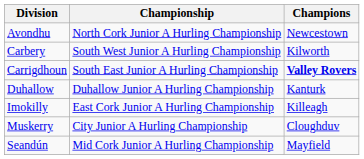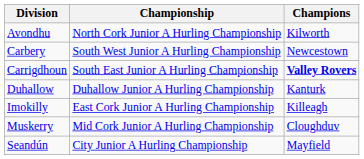(317, 32) Newcestown -> (308, 32) Kilworth
(308, 51) Kilworth -> (317, 51) Newcestown
(160, 126) City Junior A Hurling Championship -> (173, 126) Mid Cork Junior A Hurling Championship
(173, 145) Mid Cork Junior A Hurling Championship -> (160, 145) City Junior A Hurling Championship
